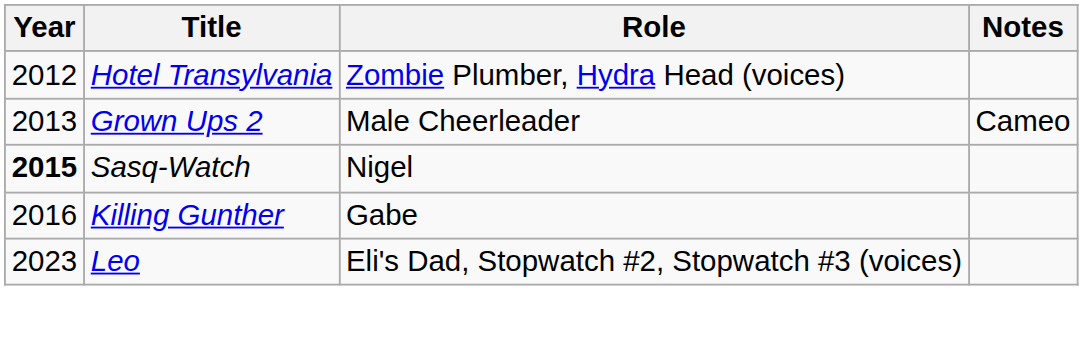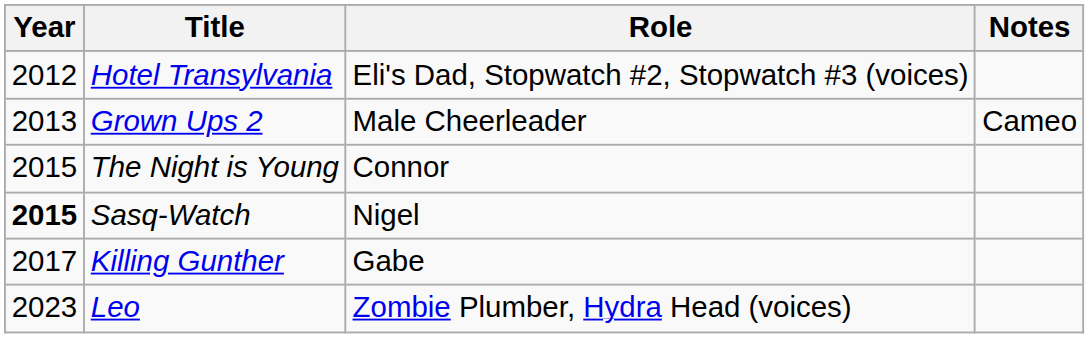(595, 74) Zombie Plumber, Hydra Head (voices) -> (661, 74) Eli's Dad, Stopwatch #2, Stopwatch #3 (voices)
+ row: (215, 167)
(44, 214) 2016 -> (44, 261) 2017
(654, 261) Eli's Dad, Stopwatch #2, Stopwatch #3 (voices) -> (602, 307) Zombie Plumber, Hydra Head (voices)
